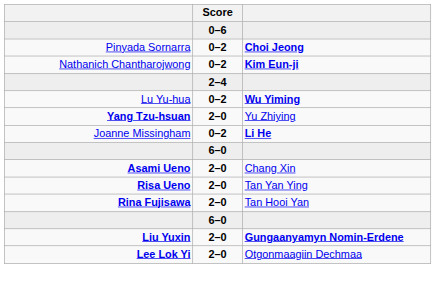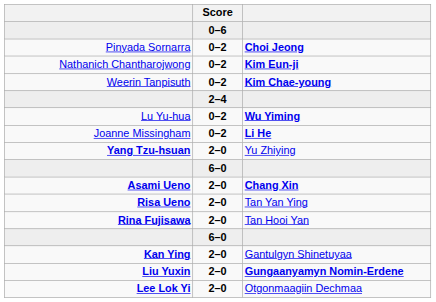+ row: (149, 82)
rows swapped: (149, 116) <-> (142, 133)
(270, 168) normal -> (272, 185) bold
+ row: (167, 254)
